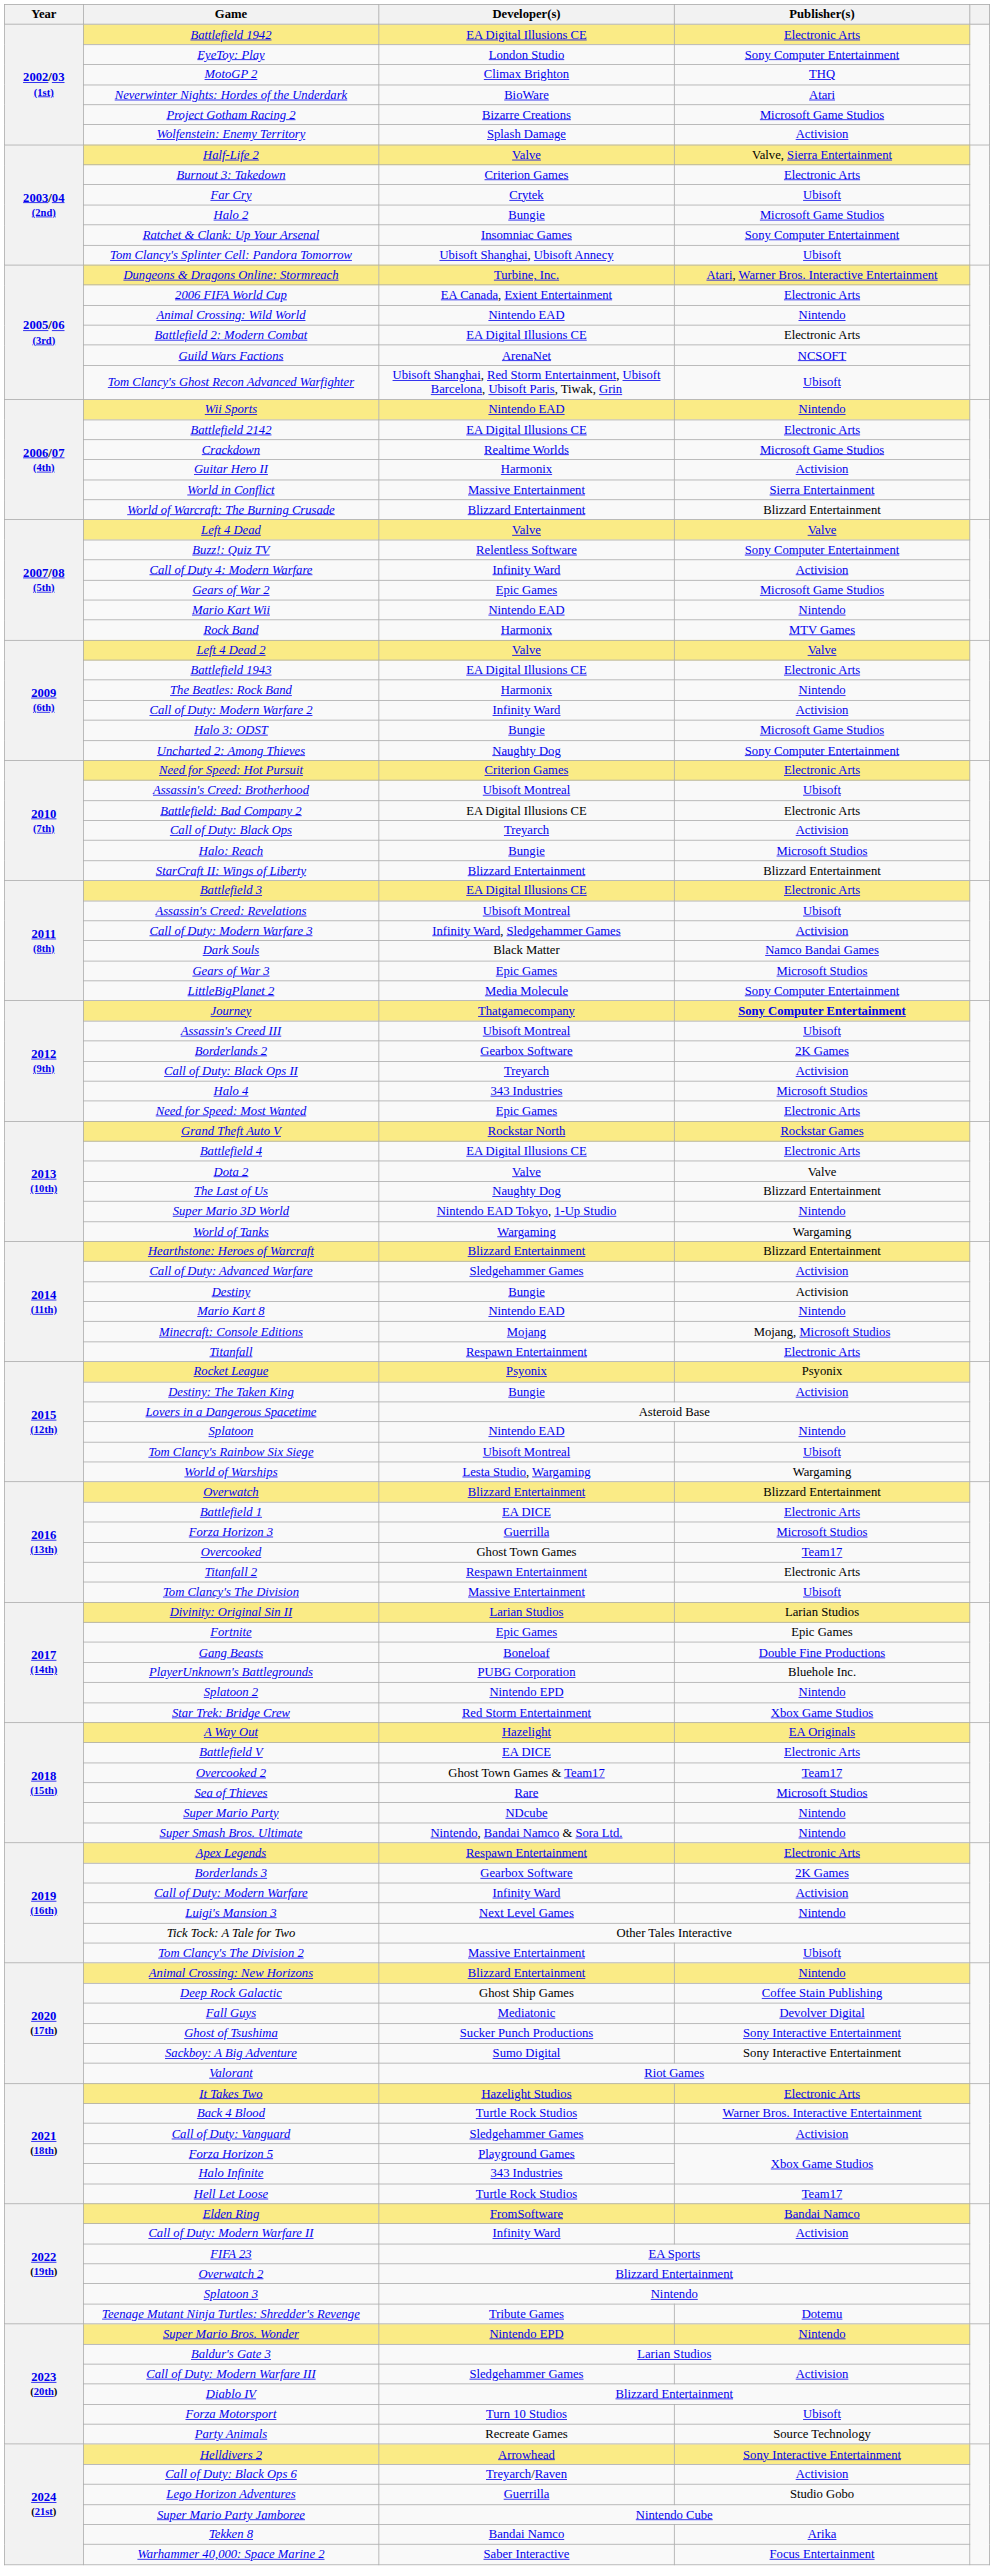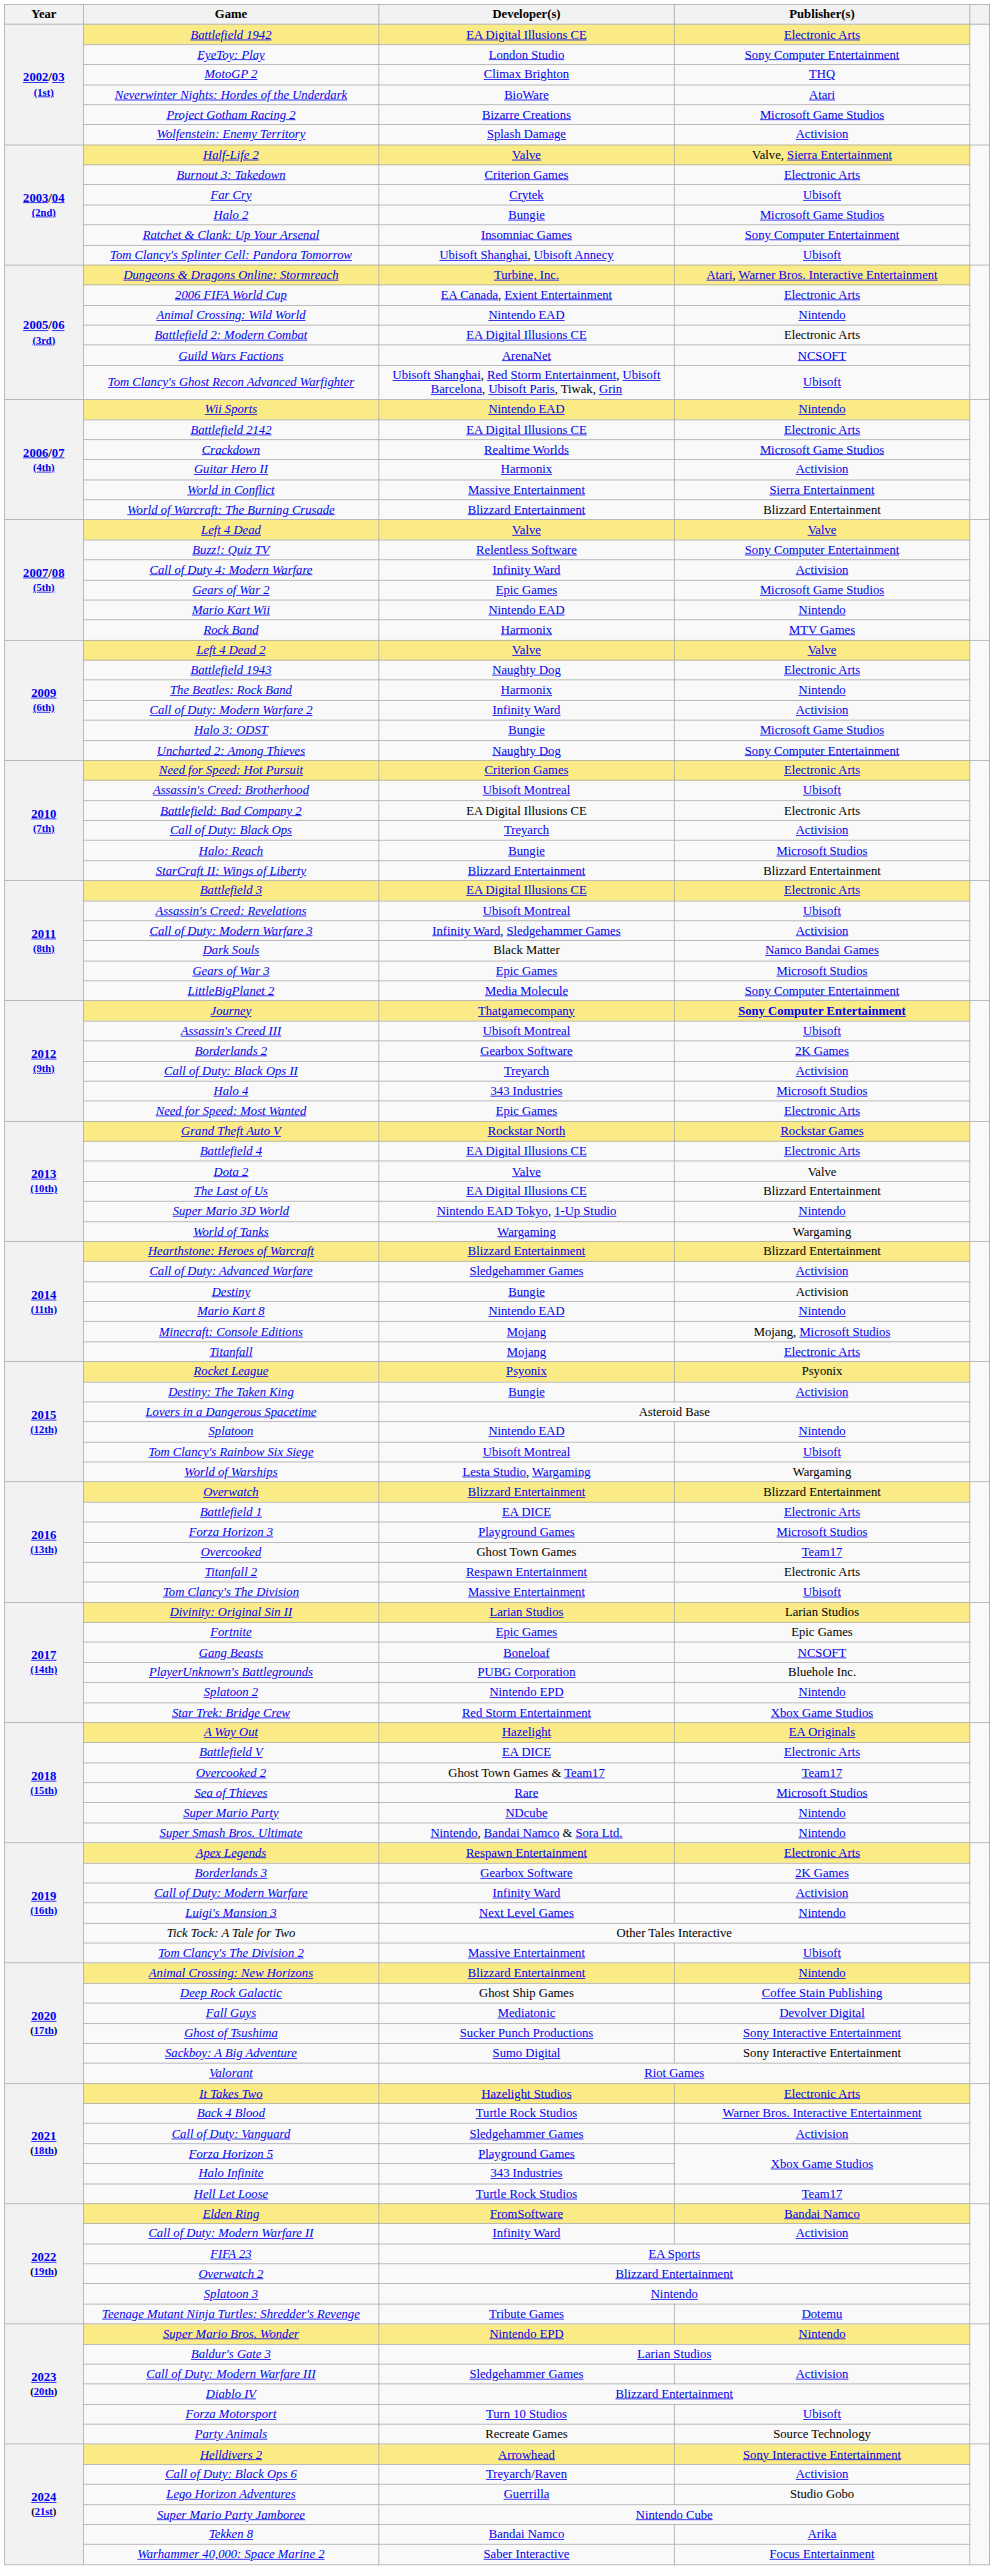(526, 670) EA Digital Illusions CE -> (526, 670) Naughty Dog
(526, 1191) Naughty Dog -> (526, 1191) EA Digital Illusions CE
(526, 1351) Respawn Entertainment -> (526, 1351) Mojang
(526, 1532) Guerrilla -> (526, 1532) Playground Games
(822, 1652) Double Fine Productions -> (822, 1652) NCSOFT
